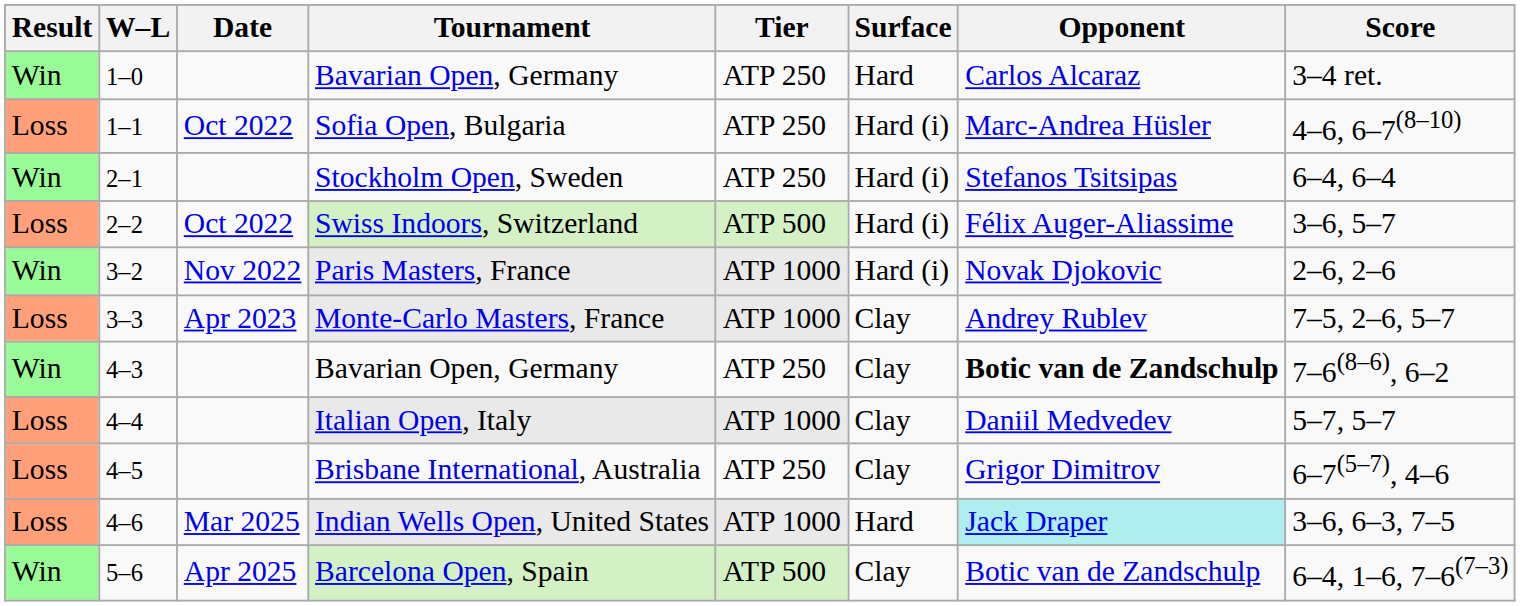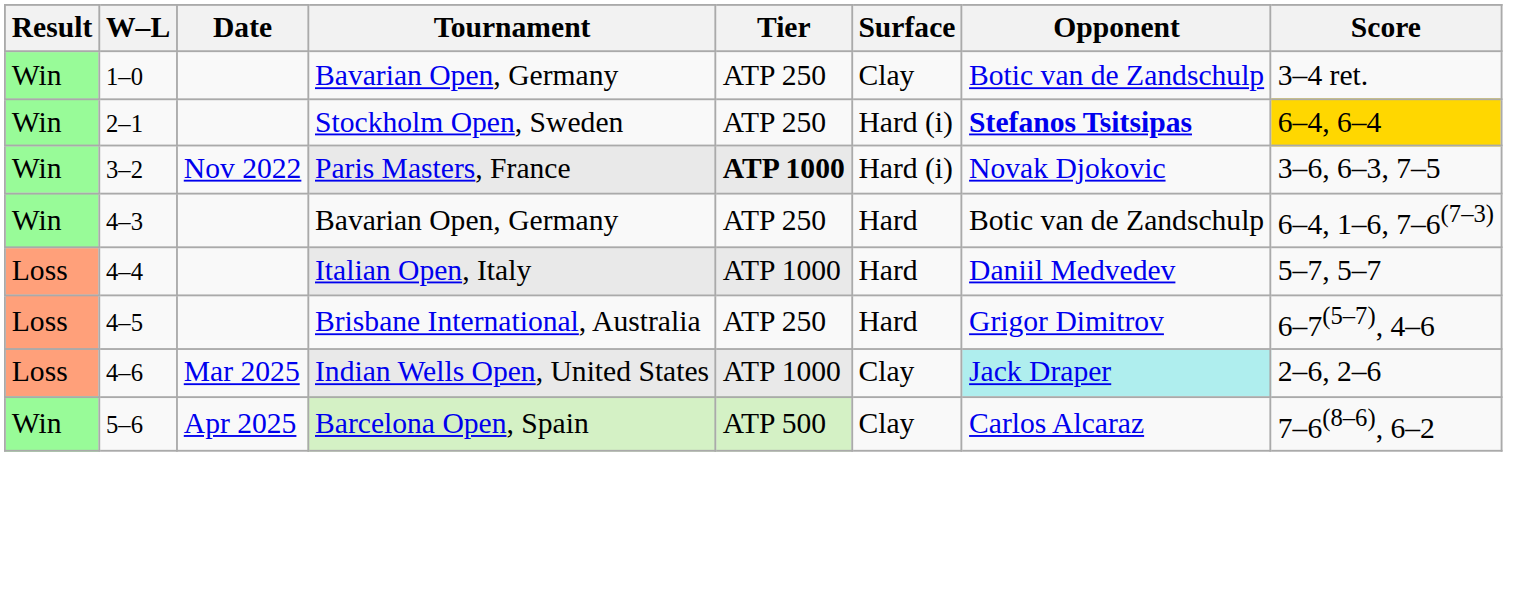(884, 74) Hard -> (886, 74) Clay
(1053, 74) Carlos Alcaraz -> (1117, 74) Botic van de Zandschulp
- row: (124, 127)
(1071, 176) normal -> (1081, 121) bold
(1344, 176) no background -> (1330, 121) gold background
- row: (124, 225)
(782, 270) normal -> (784, 168) bold
(1344, 270) 2–6, 2–6 -> (1359, 168) 3–6, 6–3, 7–5
- row: (124, 319)
(883, 368) Clay -> (888, 219) Hard
(1122, 368) bold -> (1117, 219) normal
(1371, 368) 7–6(8–6), 6–2 -> (1386, 219) 6–4, 1–6, 7–6(7–3)
(883, 419) Clay -> (888, 270) Hard
(883, 470) Clay -> (888, 321) Hard
(884, 521) Hard -> (886, 372) Clay
(1374, 521) 3–6, 6–3, 7–5 -> (1330, 372) 2–6, 2–6
(1113, 572) Botic van de Zandschulp -> (1057, 423) Carlos Alcaraz
(1400, 572) 6–4, 1–6, 7–6(7–3) -> (1356, 423) 7–6(8–6), 6–2
